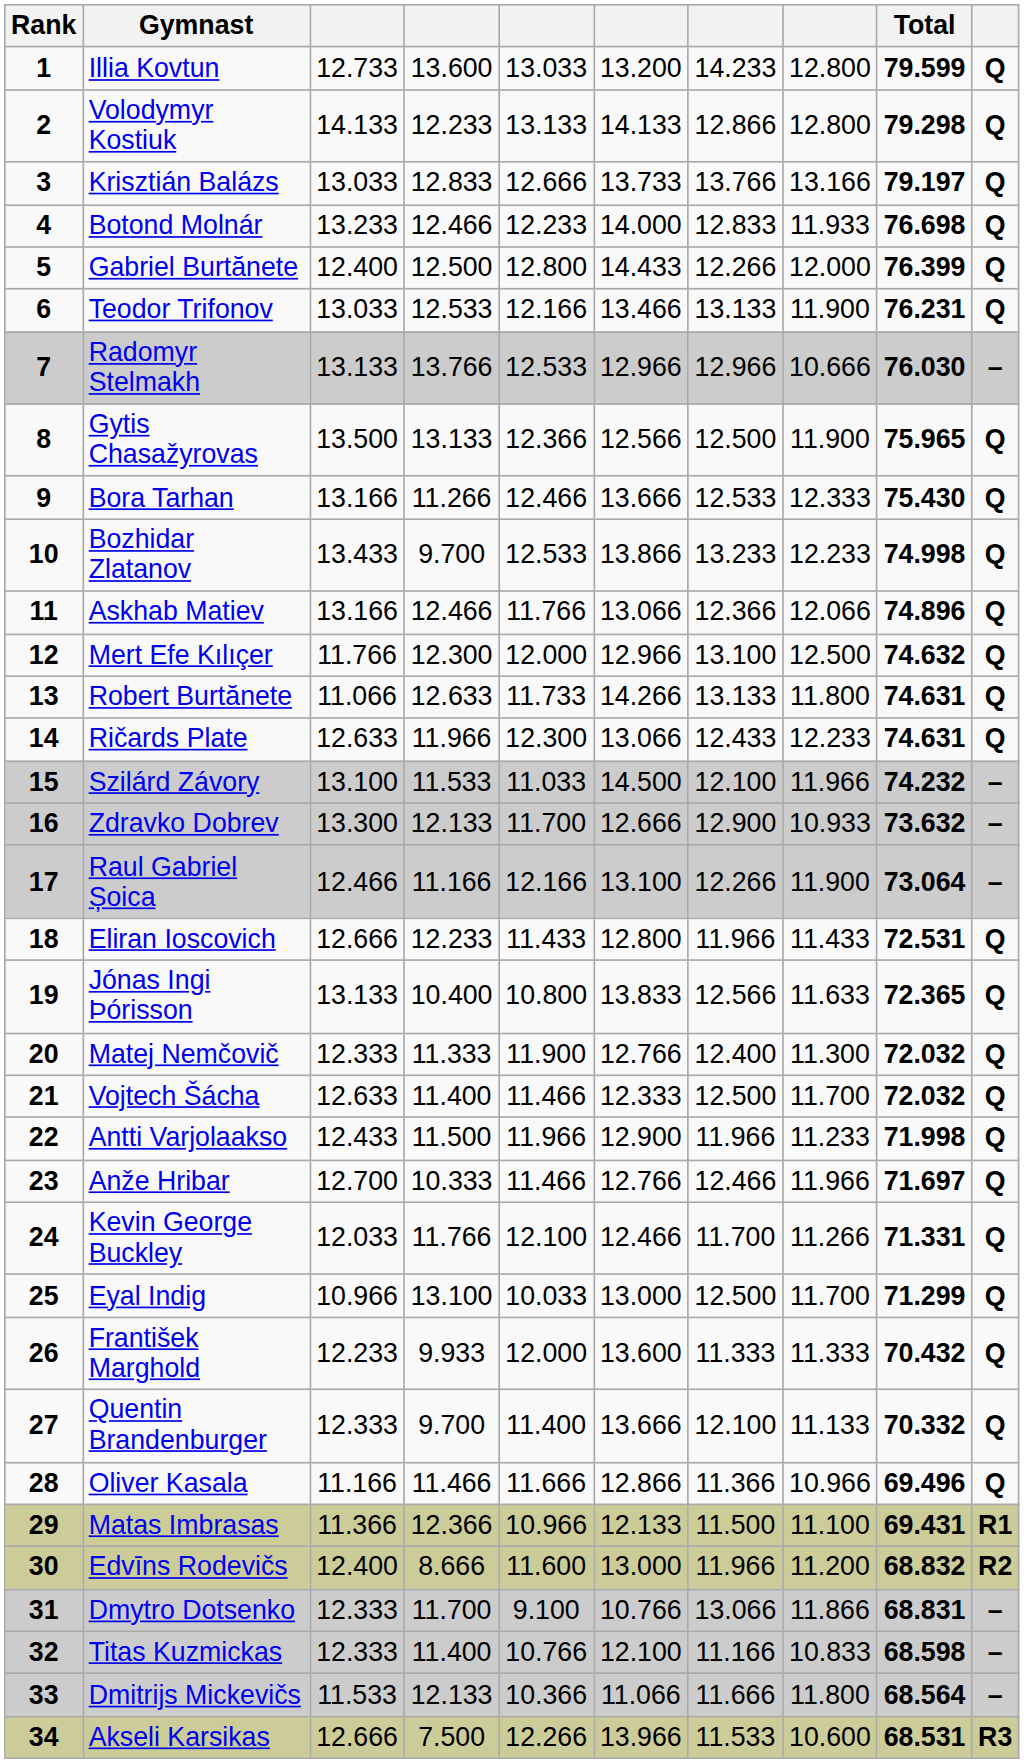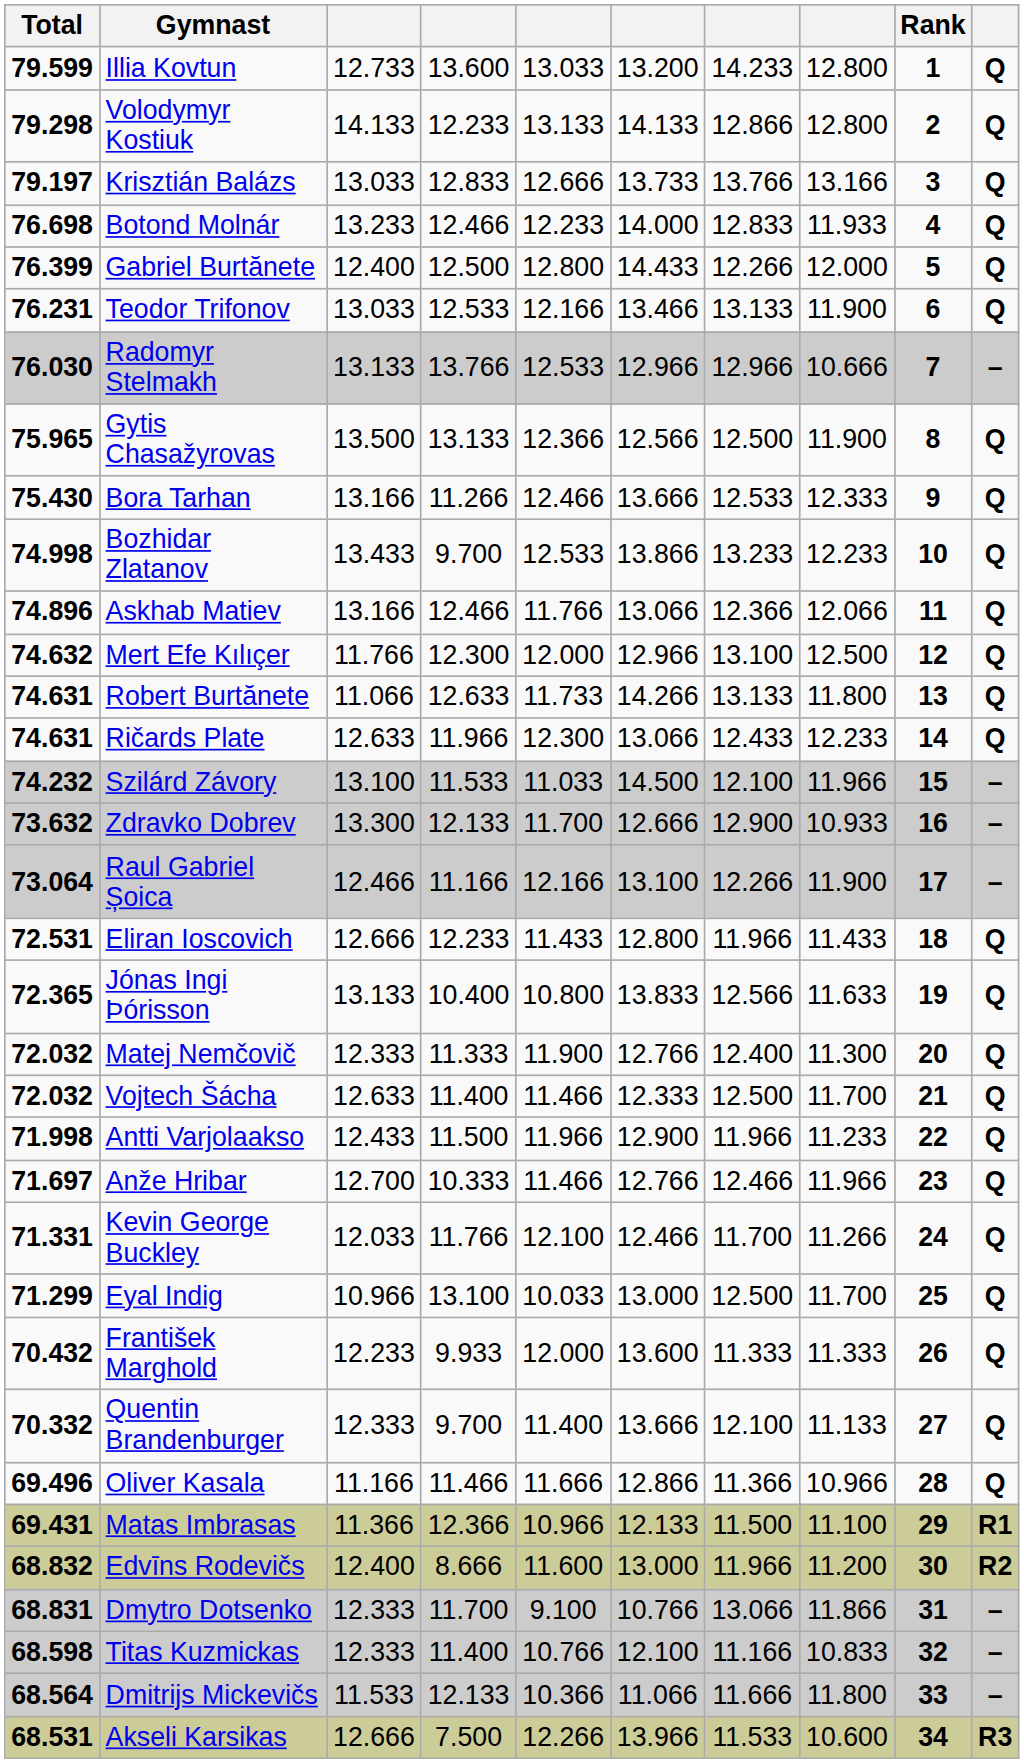columns swapped: (44, 25) <-> (925, 25)
